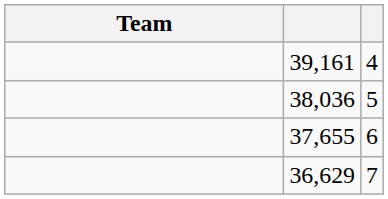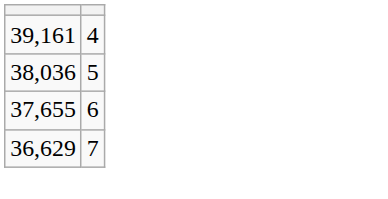- column: (144, 23)
